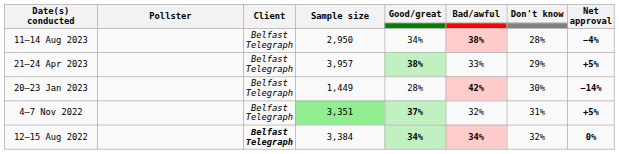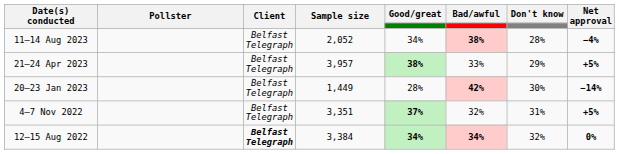(340, 41) 2,950 -> (340, 41) 2,052
(340, 113) lightgreen background -> (340, 113) no background
